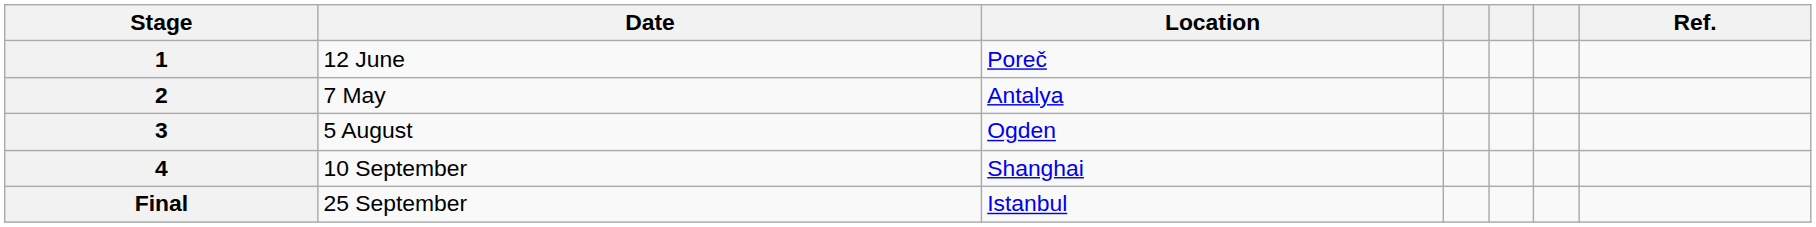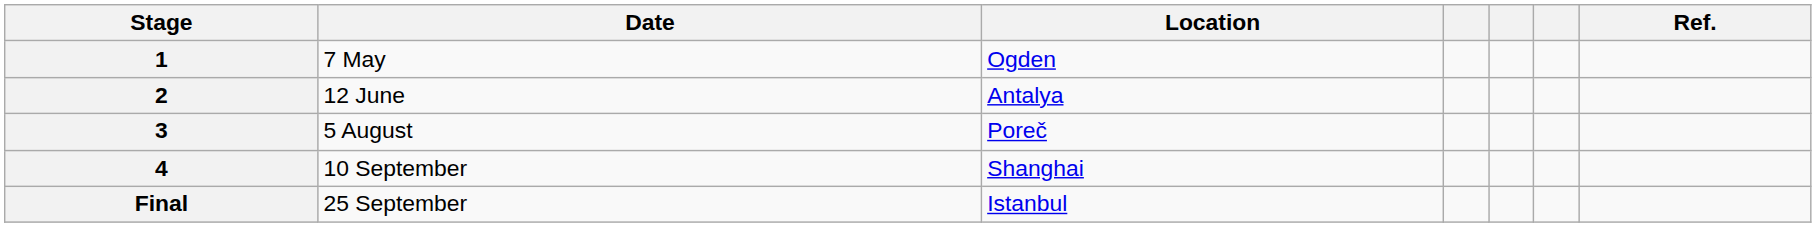(364, 58) 12 June -> (355, 58) 7 May
(1017, 58) Poreč -> (1022, 58) Ogden
(355, 95) 7 May -> (364, 95) 12 June
(1022, 131) Ogden -> (1017, 131) Poreč
